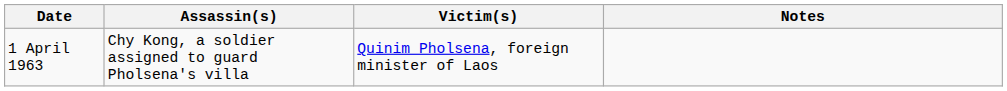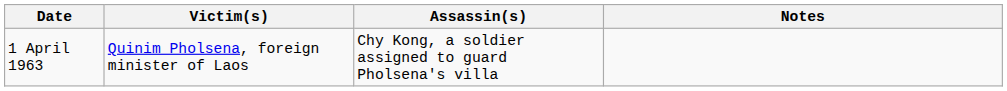columns swapped: (479, 17) <-> (229, 17)
